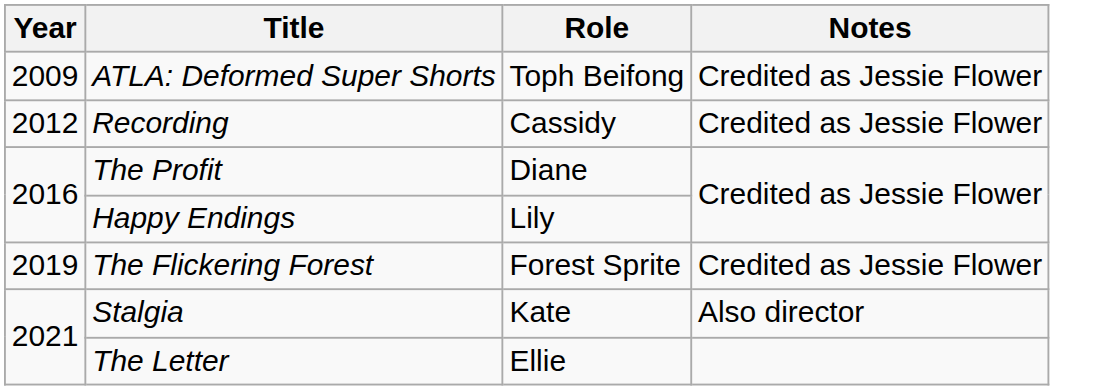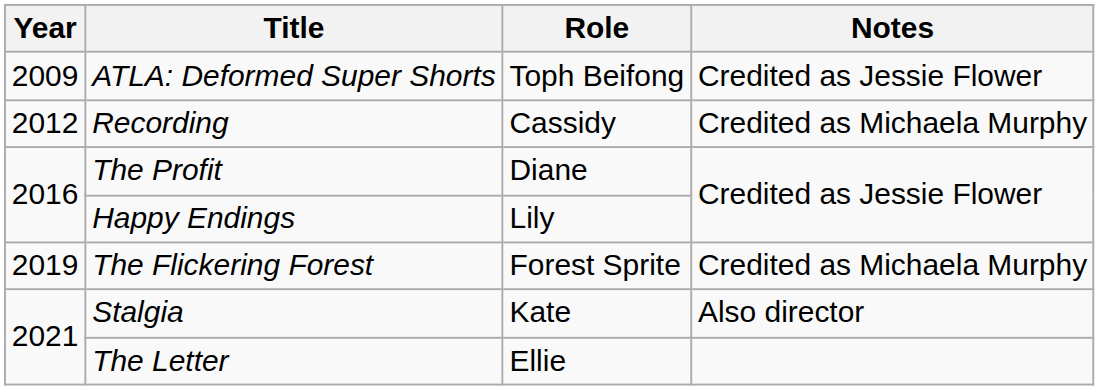(870, 123) Credited as Jessie Flower -> (893, 123) Credited as Michaela Murphy
(870, 265) Credited as Jessie Flower -> (893, 265) Credited as Michaela Murphy
